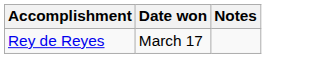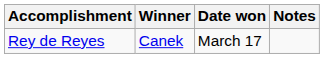+ column: (165, 16)
